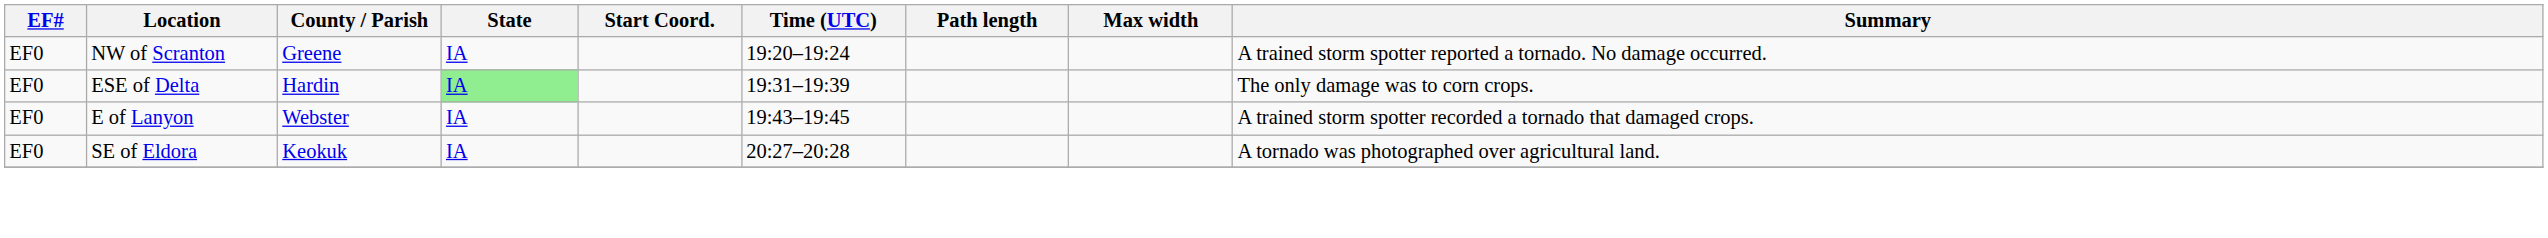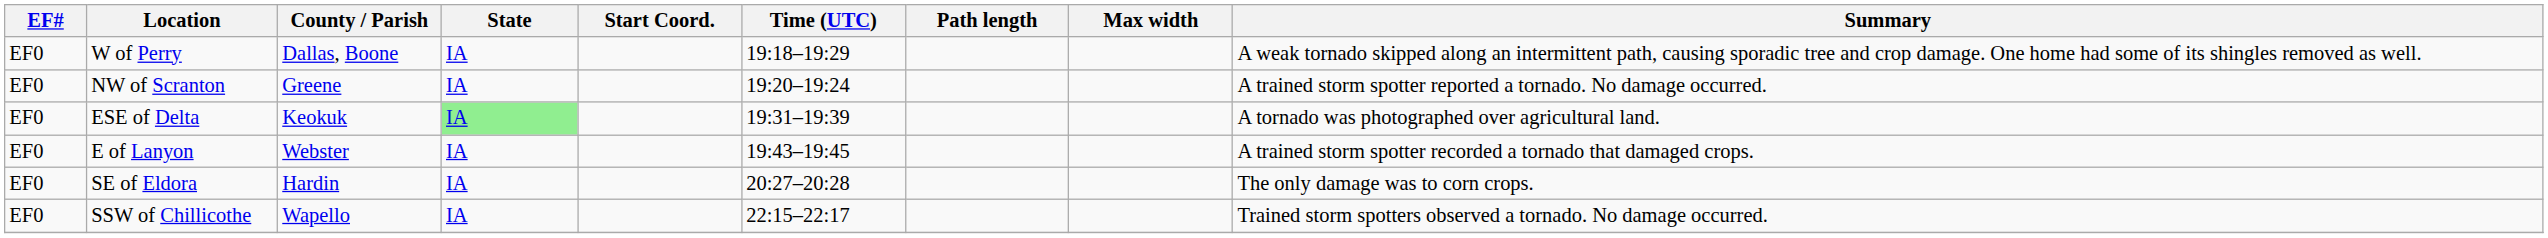+ row: (137, 53)
(311, 85) Hardin -> (315, 118) Keokuk
(1386, 85) The only damage was to corn crops. -> (1449, 118) A tornado was photographed over agricultural land.
(315, 150) Keokuk -> (311, 183) Hardin
(1449, 150) A tornado was photographed over agricultural land. -> (1386, 183) The only damage was to corn crops.
+ row: (171, 215)
